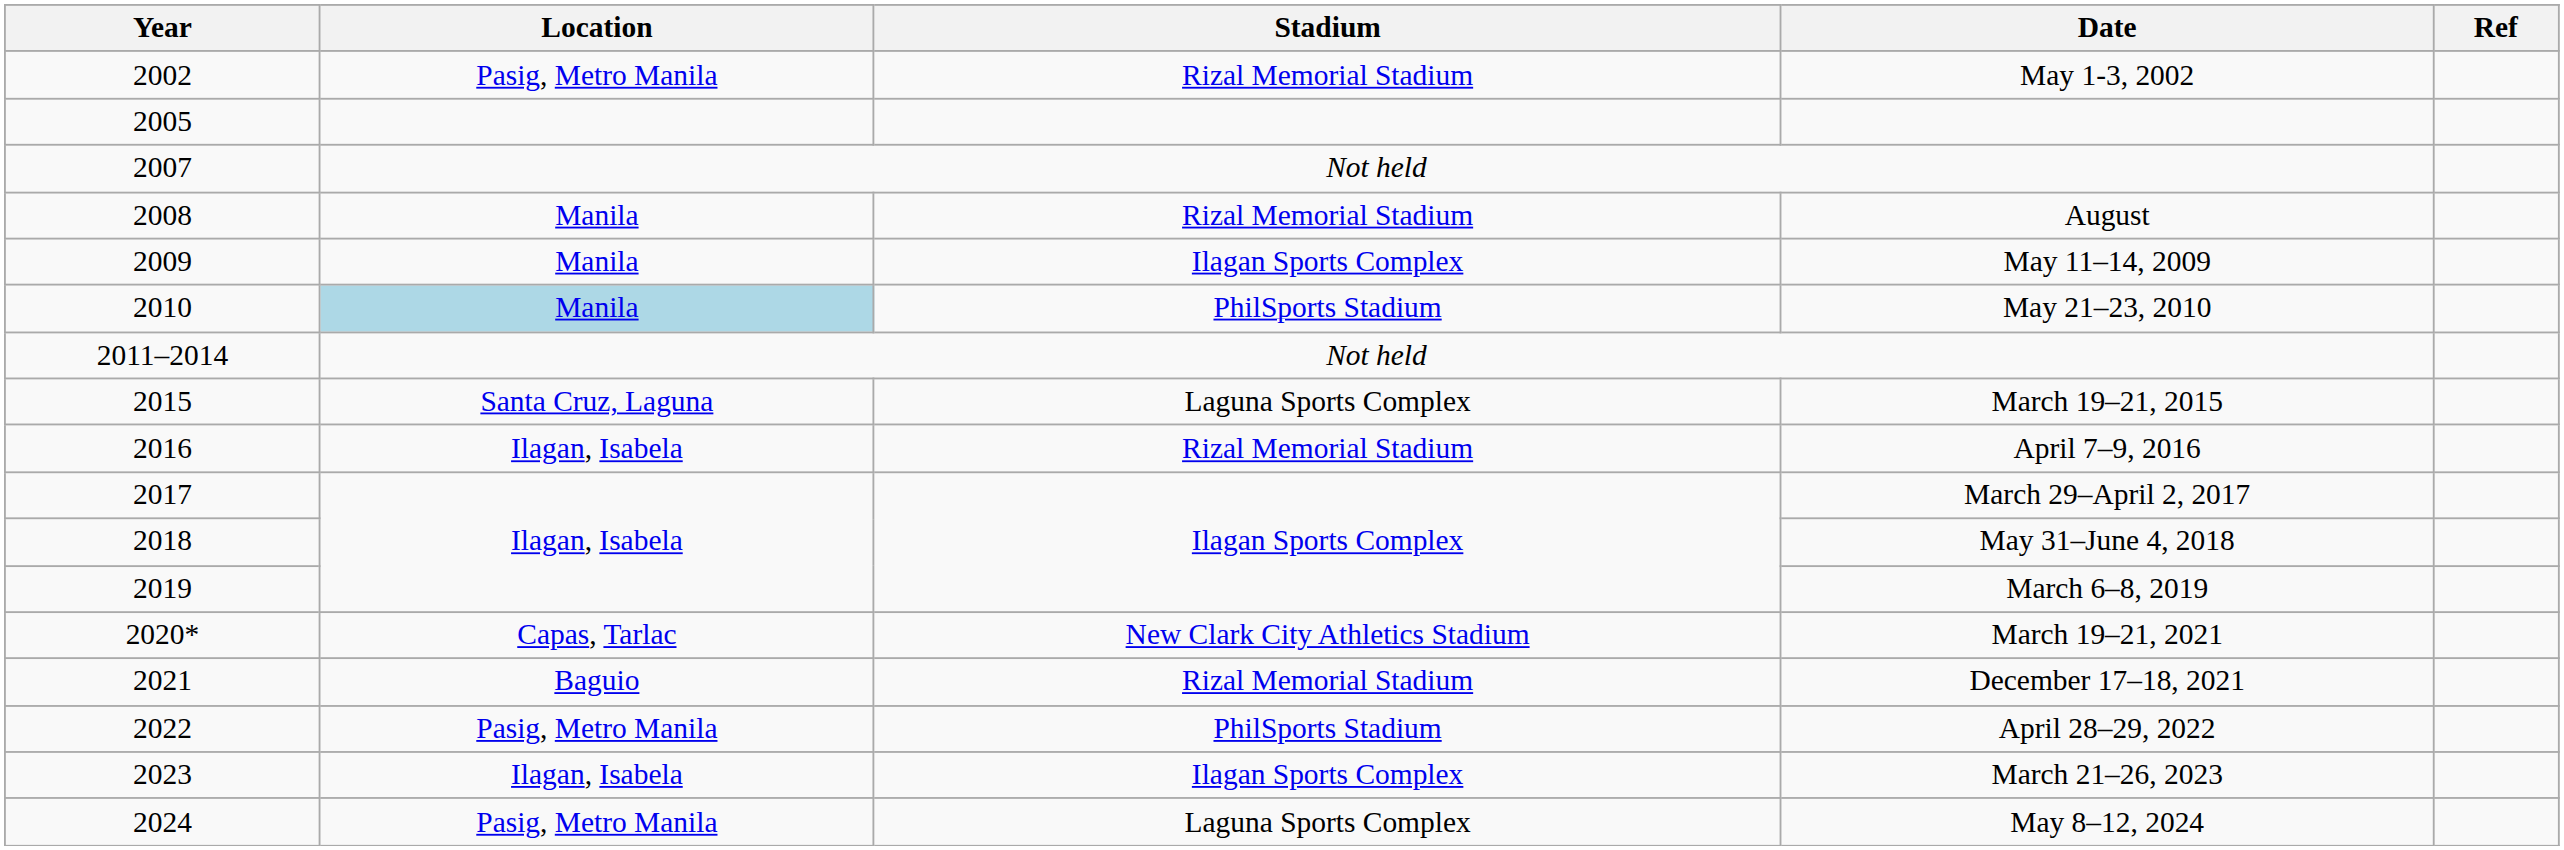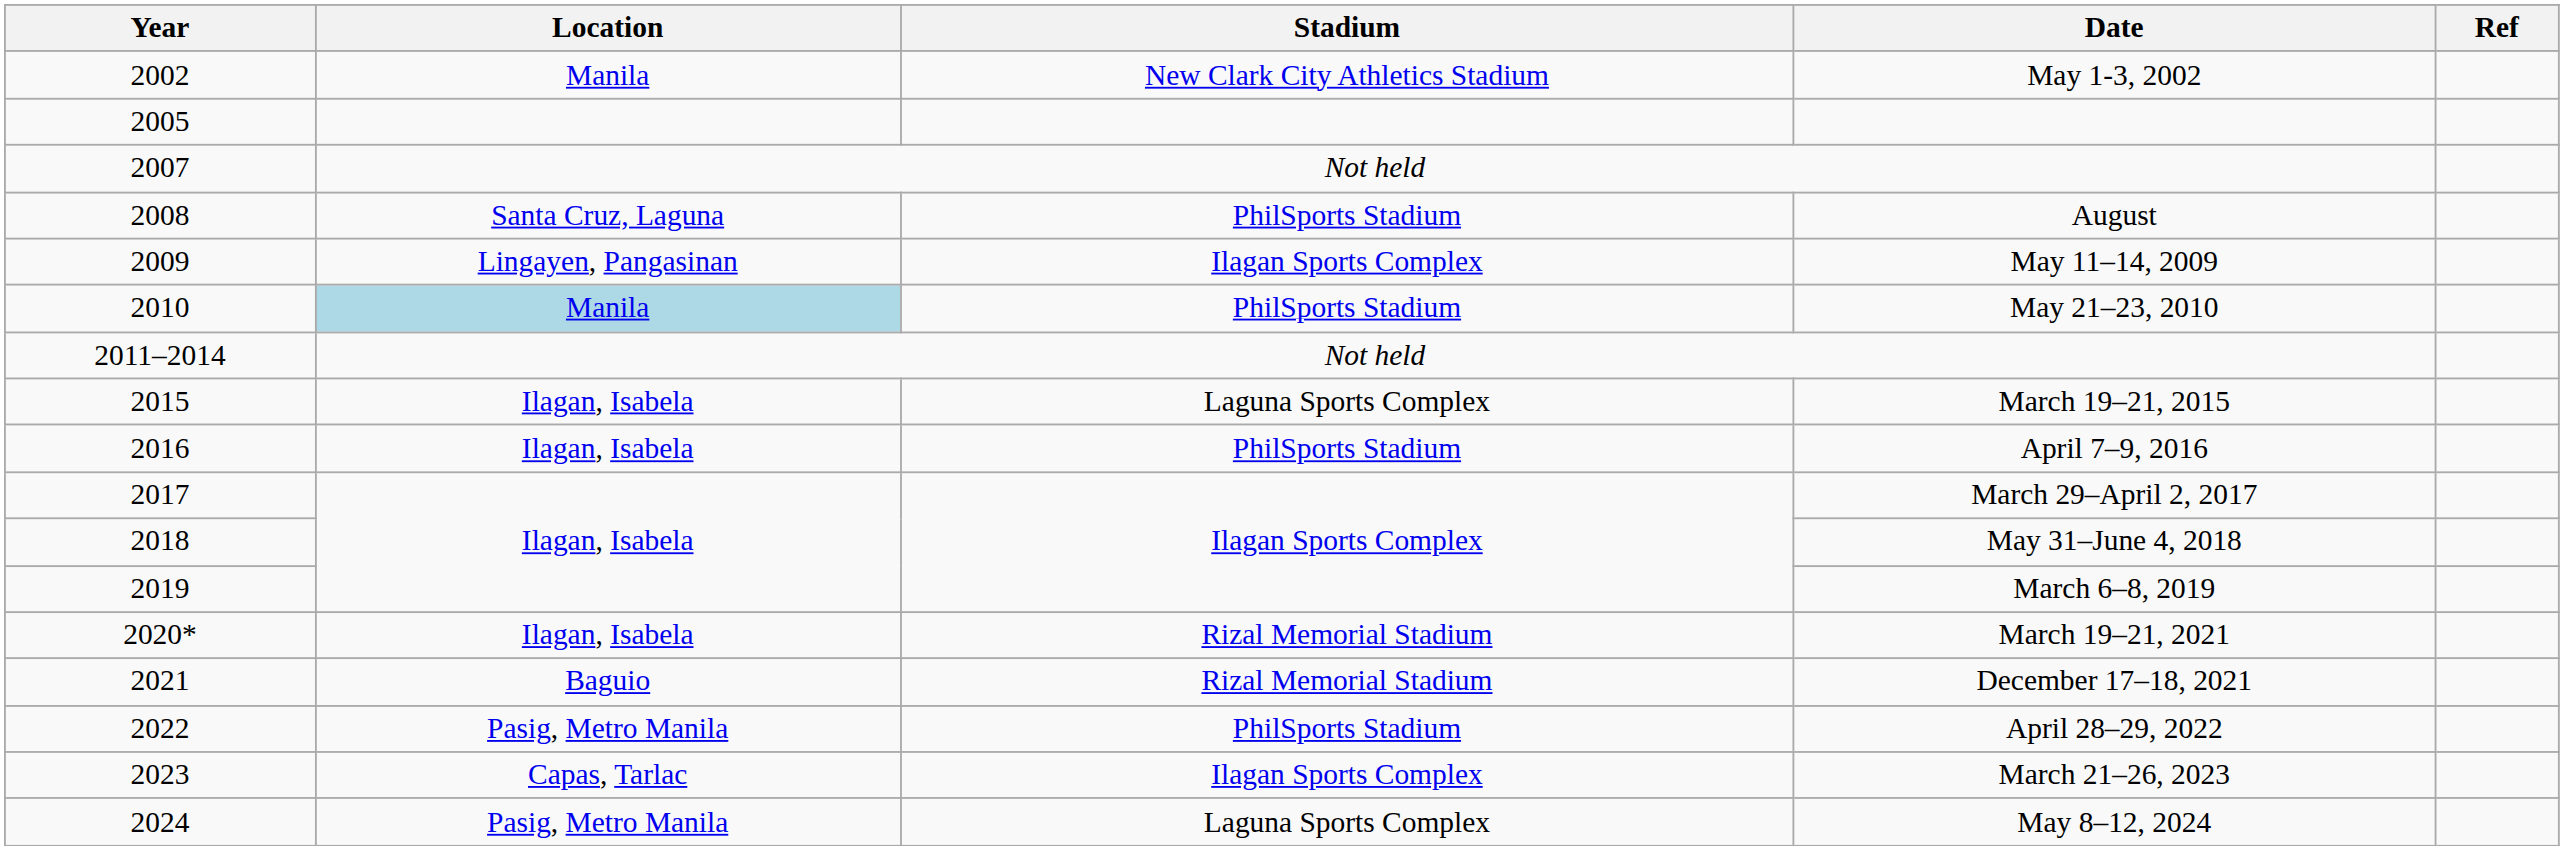(597, 74) Pasig, Metro Manila -> (608, 74) Manila
(1328, 74) Rizal Memorial Stadium -> (1347, 74) New Clark City Athletics Stadium
(597, 214) Manila -> (608, 214) Santa Cruz, Laguna
(1328, 214) Rizal Memorial Stadium -> (1347, 214) PhilSports Stadium
(597, 261) Manila -> (608, 261) Lingayen, Pangasinan
(597, 401) Santa Cruz, Laguna -> (608, 401) Ilagan, Isabela
(1328, 448) Rizal Memorial Stadium -> (1347, 448) PhilSports Stadium
(597, 634) Capas, Tarlac -> (608, 634) Ilagan, Isabela
(1328, 634) New Clark City Athletics Stadium -> (1347, 634) Rizal Memorial Stadium
(597, 774) Ilagan, Isabela -> (608, 774) Capas, Tarlac
